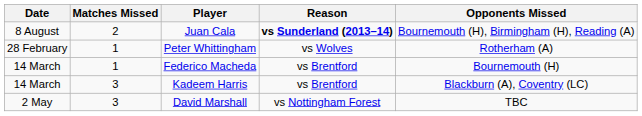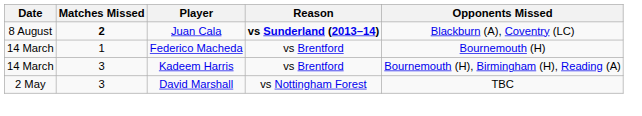(115, 31) normal -> (102, 31) bold
(516, 31) Bournemouth (H), Birmingham (H), Reading (A) -> (503, 31) Blackburn (A), Coventry (LC)
- row: (210, 48)
(516, 84) Blackburn (A), Coventry (LC) -> (503, 66) Bournemouth (H), Birmingham (H), Reading (A)
